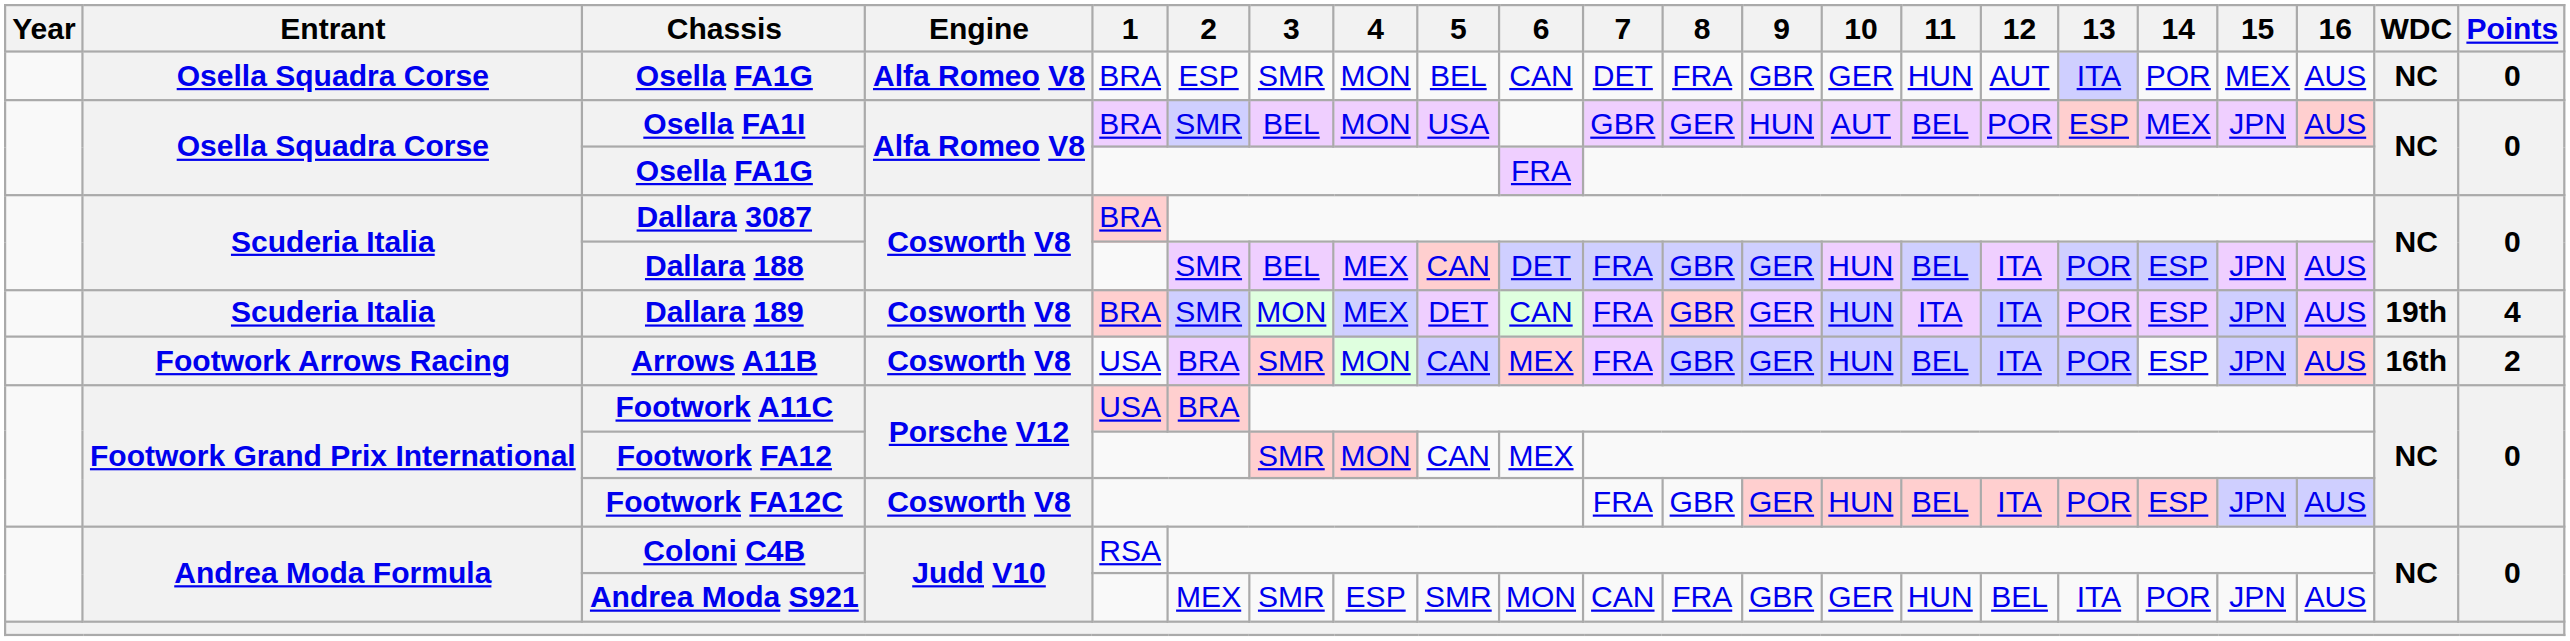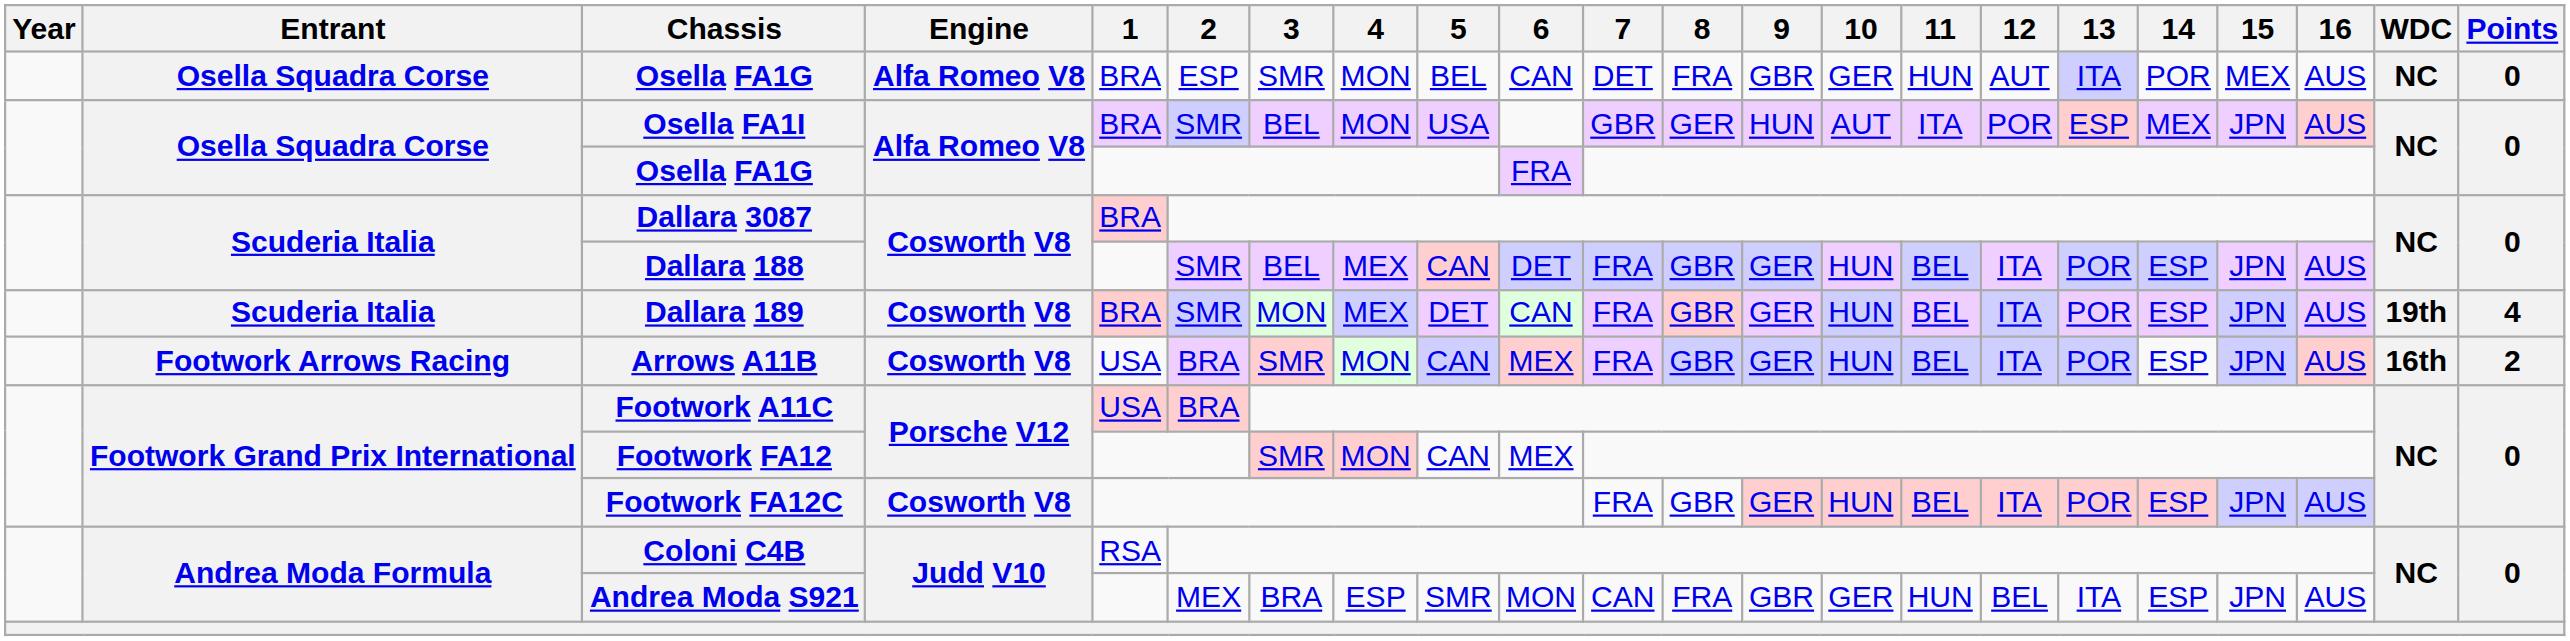(1940, 123) BEL -> (1940, 123) ITA
(1940, 313) ITA -> (1940, 313) BEL
(1291, 597) SMR -> (1291, 597) BRA
(2178, 597) POR -> (2178, 597) ESP
